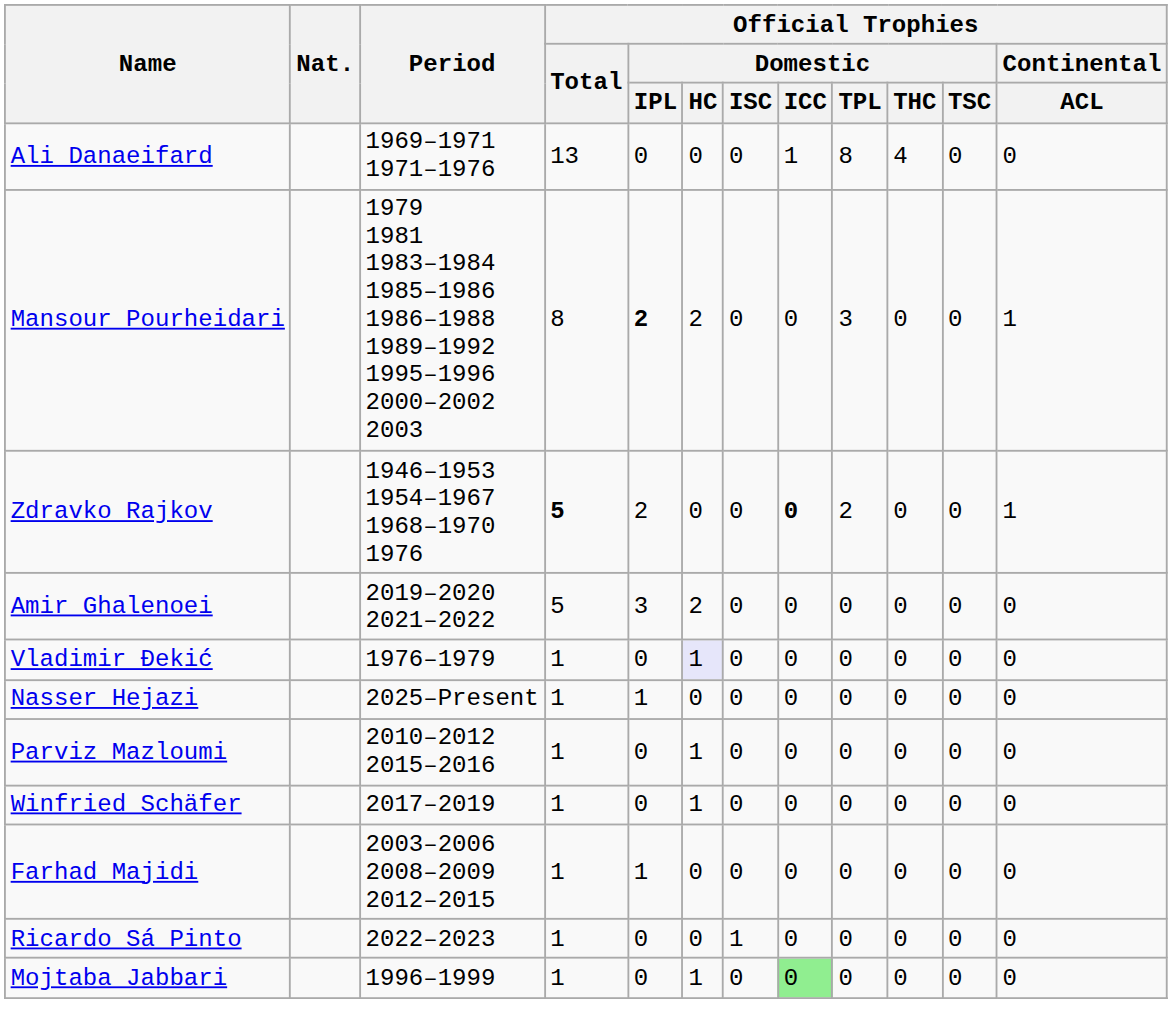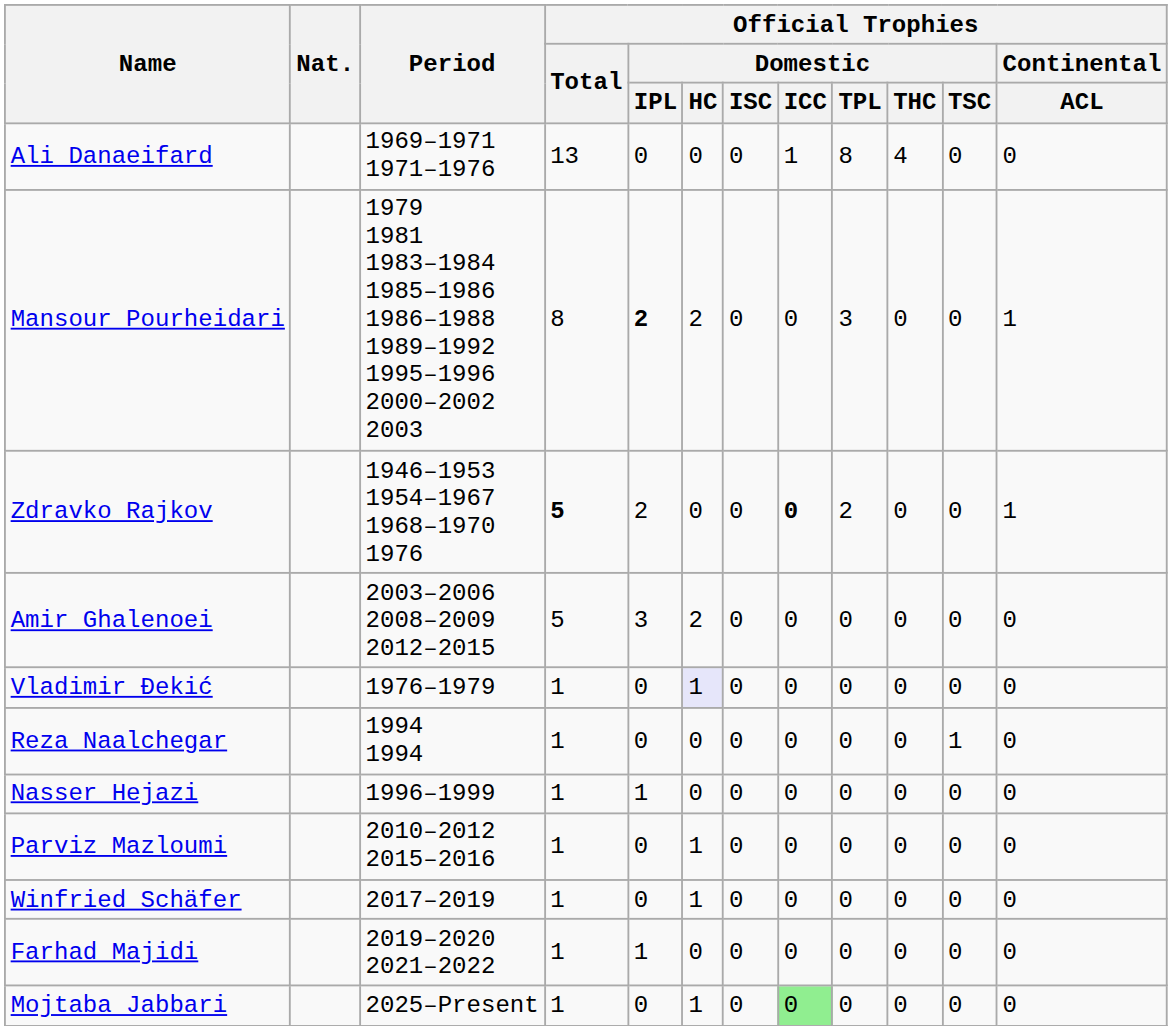(430, 607) 2019–2020 2021–2022 -> (430, 620) 2003–2006 2008–2009 2012–2015
+ row: (119, 740)
(452, 699) 2025–Present -> (430, 794) 1996–1999
(430, 872) 2003–2006 2008–2009 2012–2015 -> (430, 953) 2019–2020 2021–2022
- row: (126, 939)
(430, 978) 1996–1999 -> (452, 1006) 2025–Present
